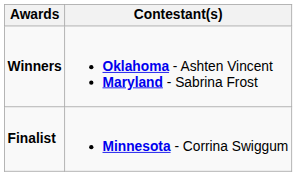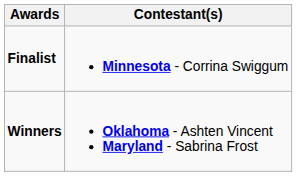rows swapped: (35, 66) <-> (32, 139)
